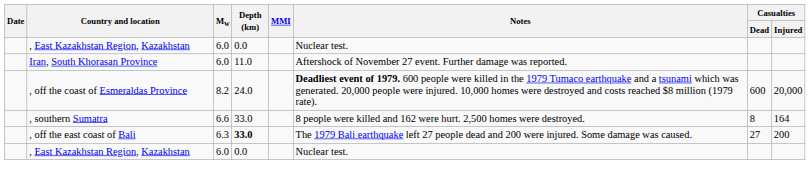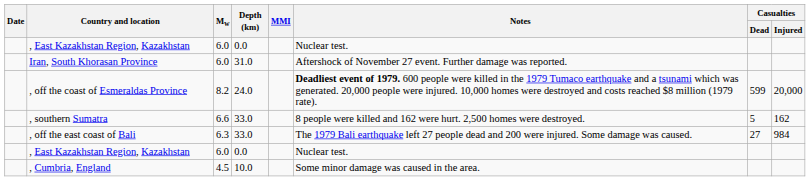(243, 62) 11.0 -> (243, 62) 31.0
(758, 90) 600 -> (758, 90) 599
(752, 118) 8 -> (752, 118) 5
(782, 118) 164 -> (782, 118) 162
(243, 135) bold -> (243, 135) normal
(782, 135) 200 -> (782, 135) 984
+ row: (70, 168)
